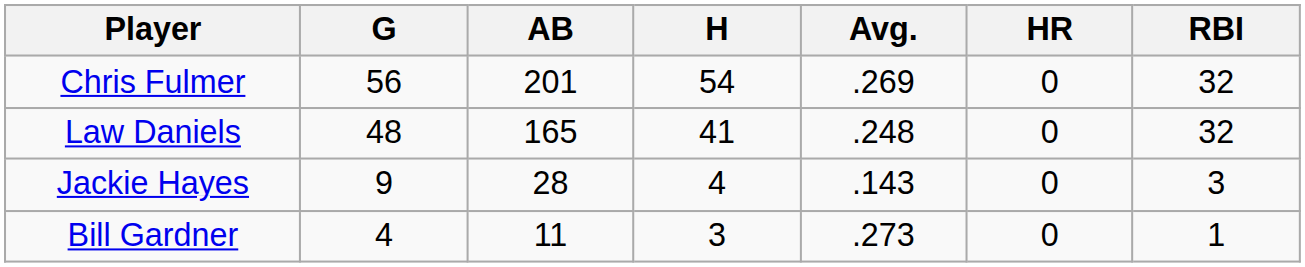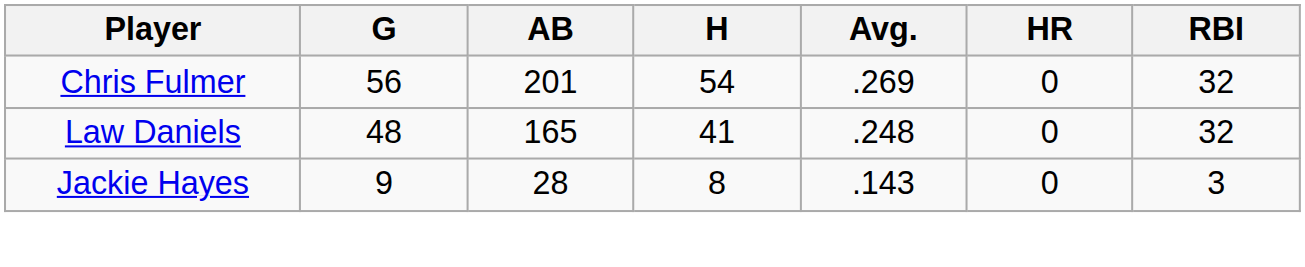(717, 183) 4 -> (717, 183) 8
- row: (153, 235)
